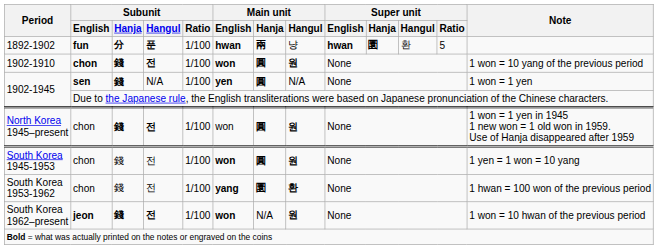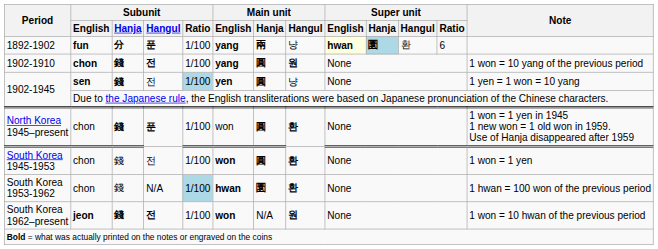(228, 46) hwan -> (227, 46) yang
(340, 46) no background -> (340, 46) lightyellow background
(373, 45) no background -> (373, 45) lightblue background
(442, 46) 5 -> (442, 46) 6
(225, 64) won -> (227, 64) yang
(155, 82) N/A -> (151, 81) 전
(198, 82) no background -> (198, 82) lightblue background
(297, 82) N/A -> (293, 81) 냥
(501, 82) 1 won = 1 yen -> (525, 82) 1 yen = 1 won = 10 yang
(151, 127) 전 -> (151, 127) 푼
(293, 127) 원 -> (293, 127) 환
(293, 161) 원 -> (293, 161) 환
(525, 161) 1 yen = 1 won = 10 yang -> (501, 161) 1 won = 1 yen
(151, 188) 전 -> (155, 188) N/A
(198, 188) no background -> (198, 188) lightblue background
(227, 188) yang -> (228, 188) hwan
